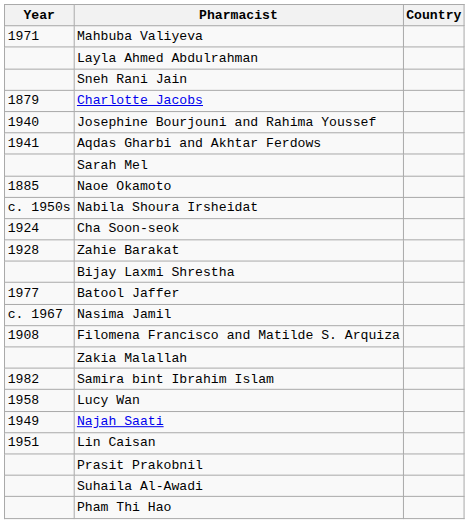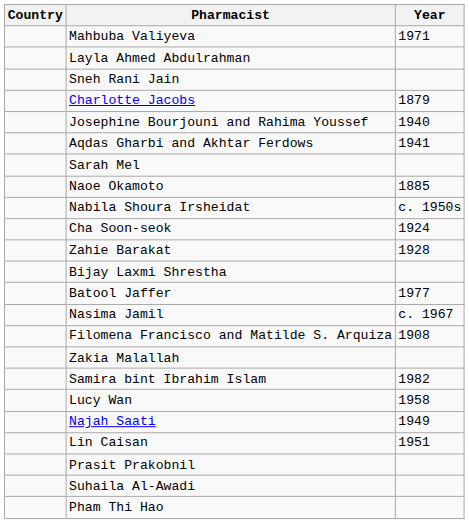columns swapped: (434, 15) <-> (39, 15)
